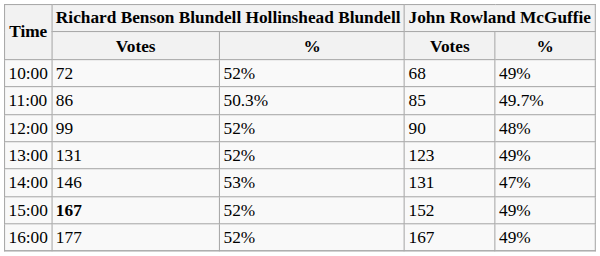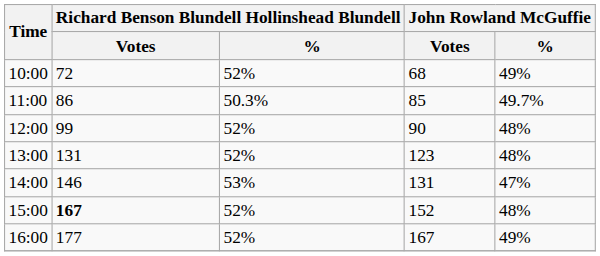(515, 155) 49% -> (515, 155) 48%
(515, 210) 49% -> (515, 210) 48%
